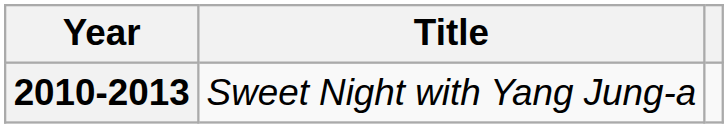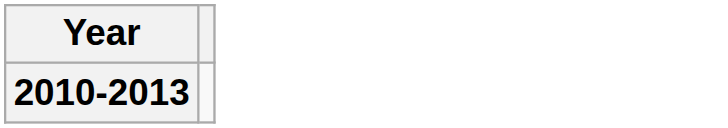- column: (451, 33)
